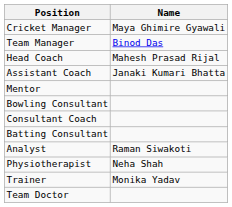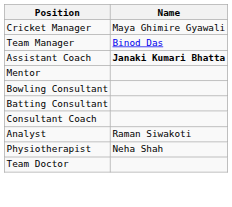- row: (35, 58)
(169, 73) normal -> (169, 58) bold
rows swapped: (57, 134) <-> (52, 119)
- row: (26, 180)
